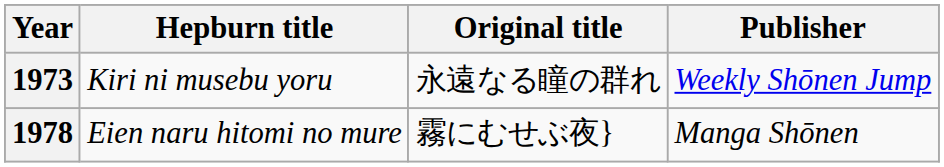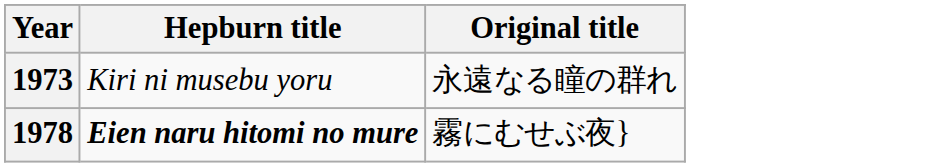- column: (803, 28)
(245, 134) normal -> (253, 134) bold
